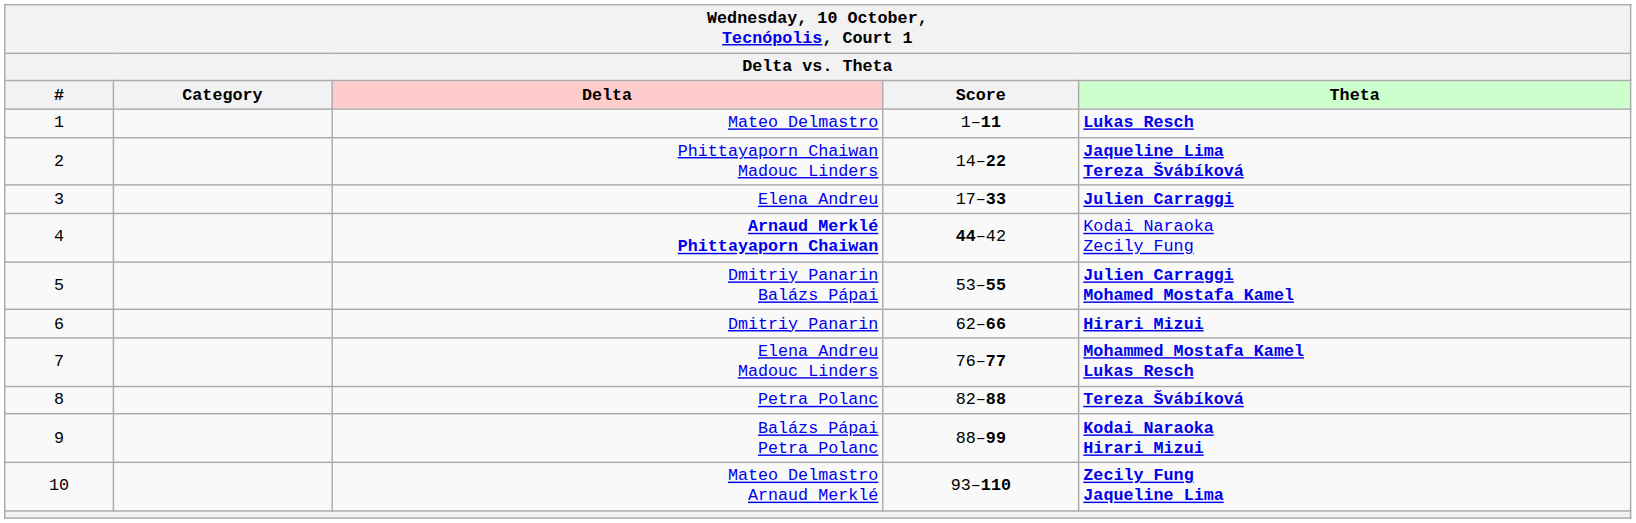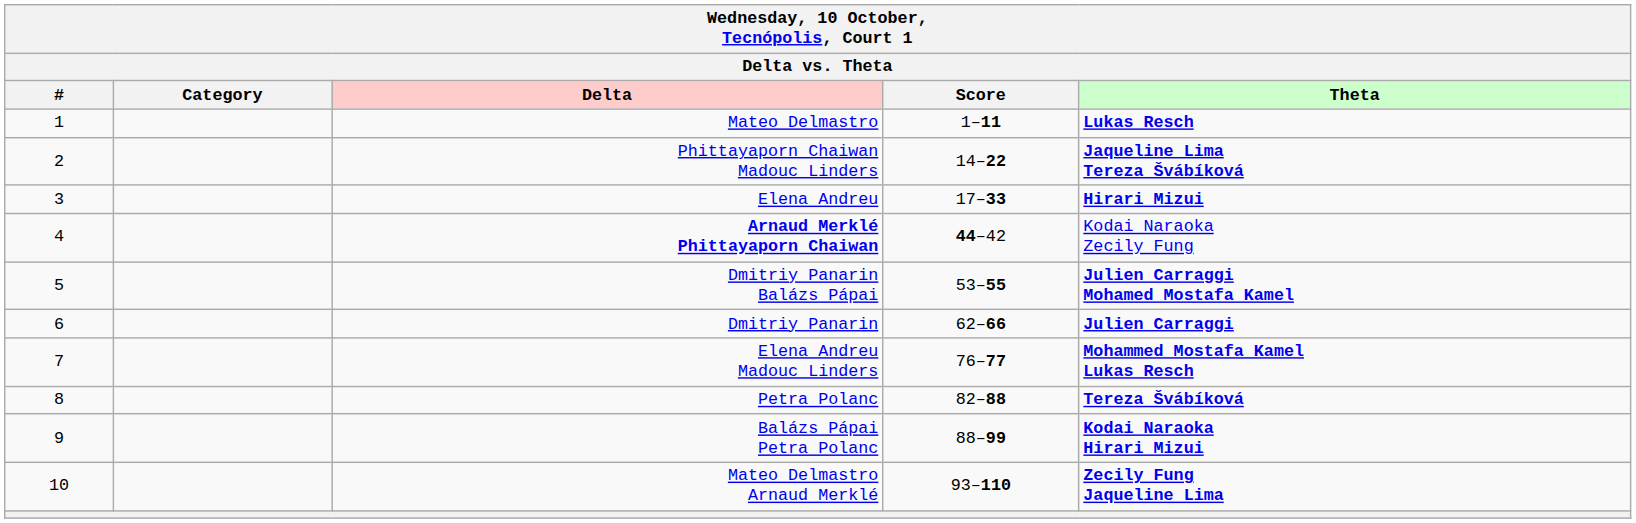(1159, 199) Julien Carraggi -> (1144, 199) Hirari Mizui
(1144, 323) Hirari Mizui -> (1159, 323) Julien Carraggi
